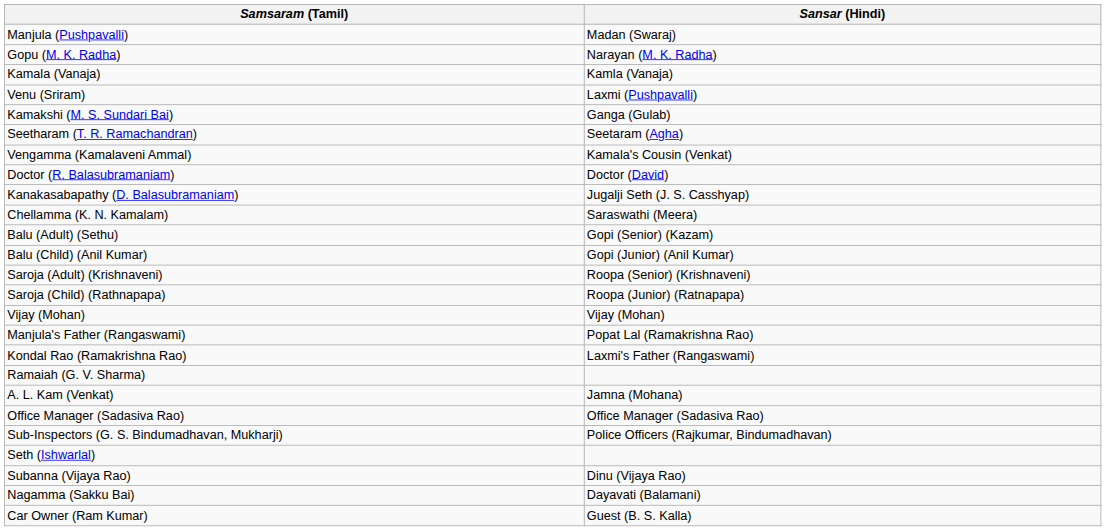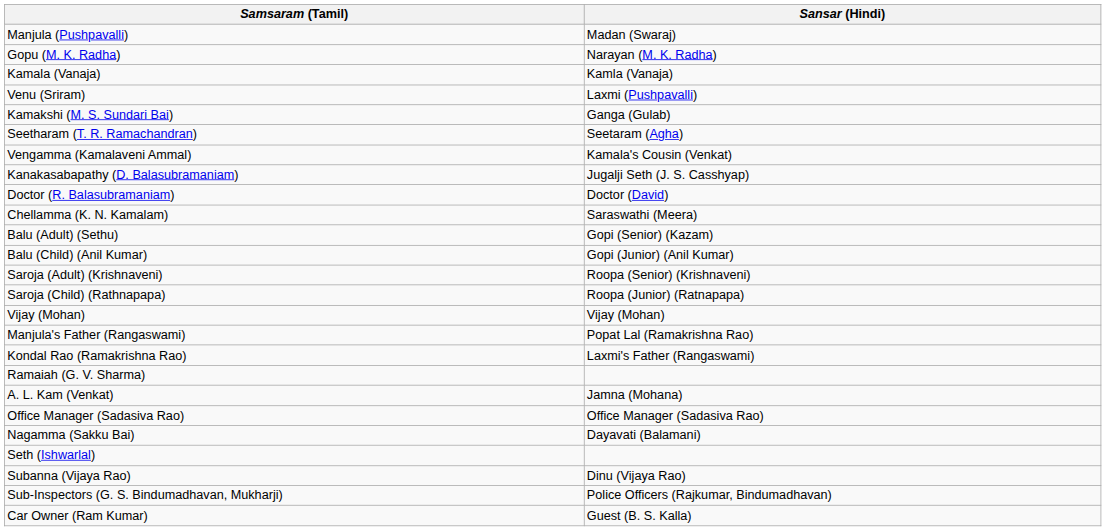rows swapped: (123, 194) <-> (91, 174)
rows swapped: (145, 435) <-> (71, 495)
